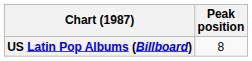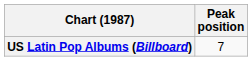(221, 46) 8 -> (221, 46) 7
